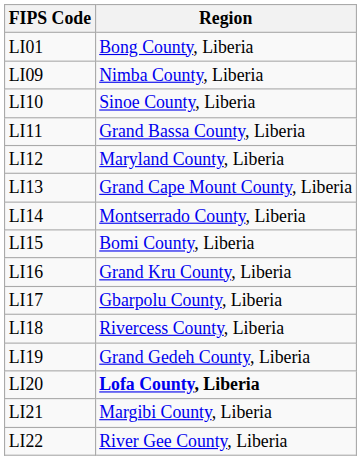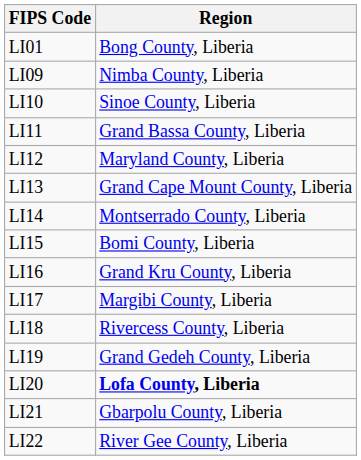(191, 300) Gbarpolu County, Liberia -> (186, 300) Margibi County, Liberia
(186, 412) Margibi County, Liberia -> (191, 412) Gbarpolu County, Liberia
